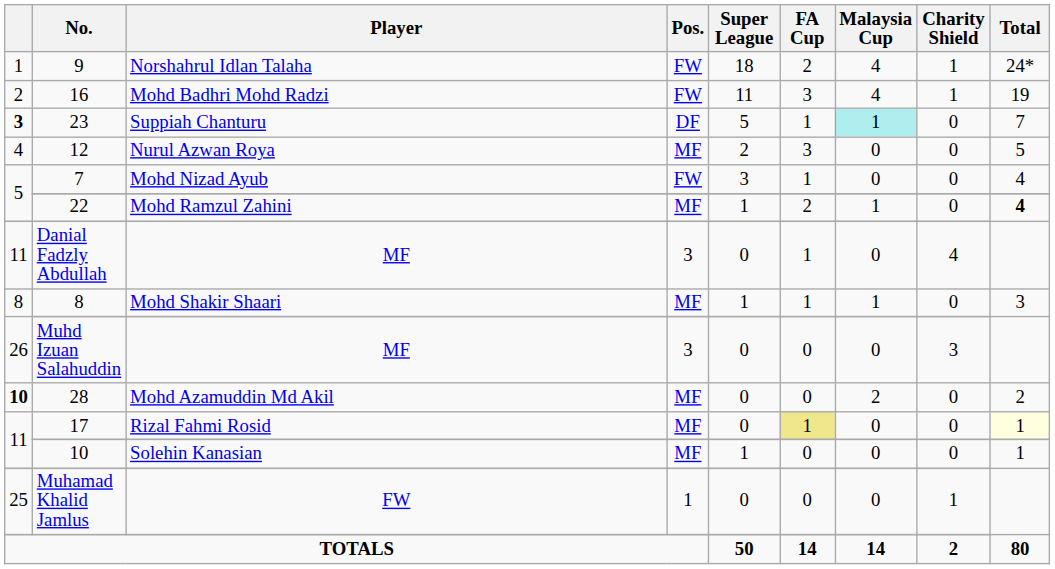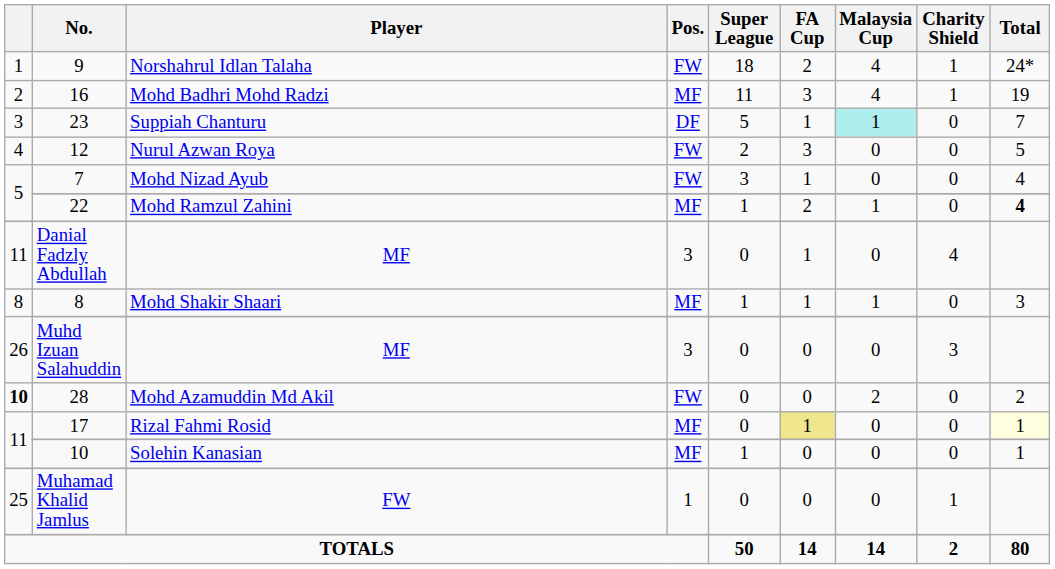(688, 93) FW -> (688, 93) MF
(19, 122) bold -> (19, 122) normal
(688, 150) MF -> (688, 150) FW
(688, 396) MF -> (688, 396) FW
